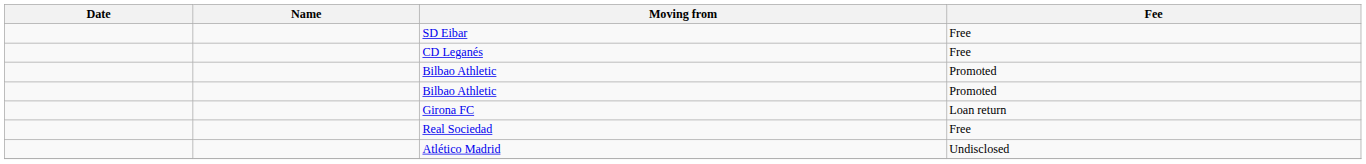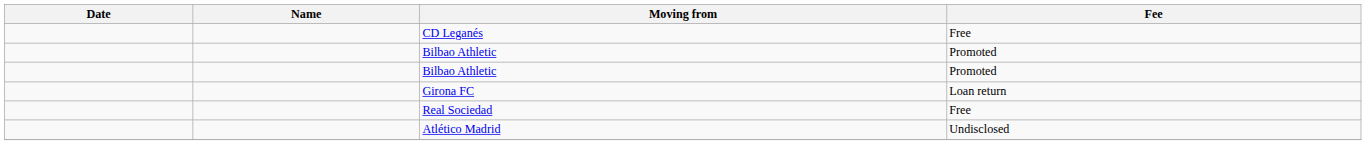- row: (445, 33)
